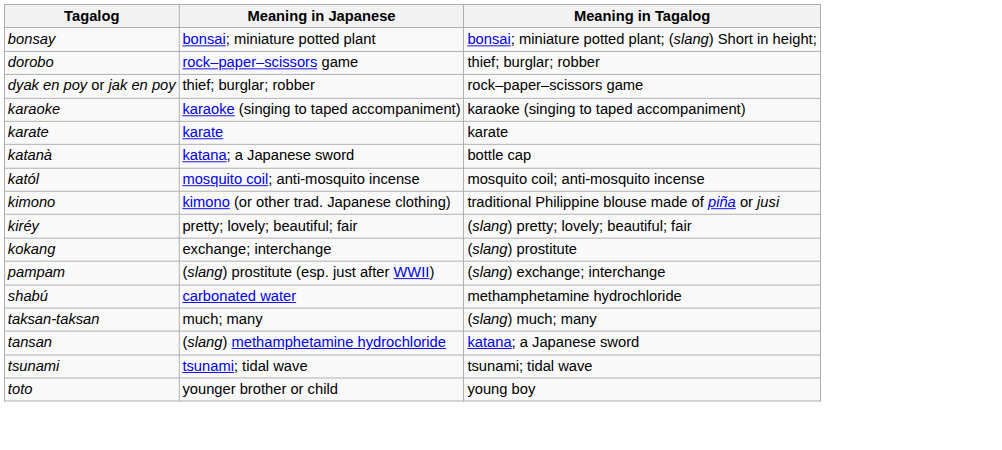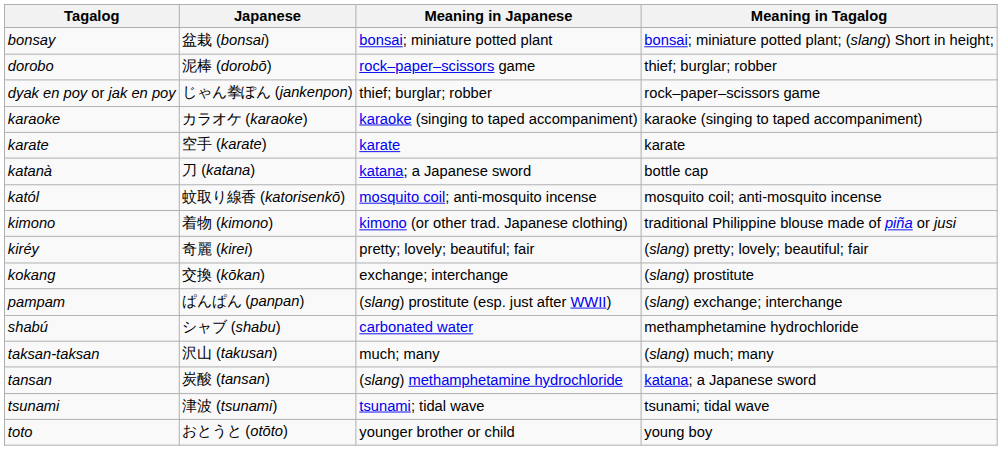+ column: (267, 16)
